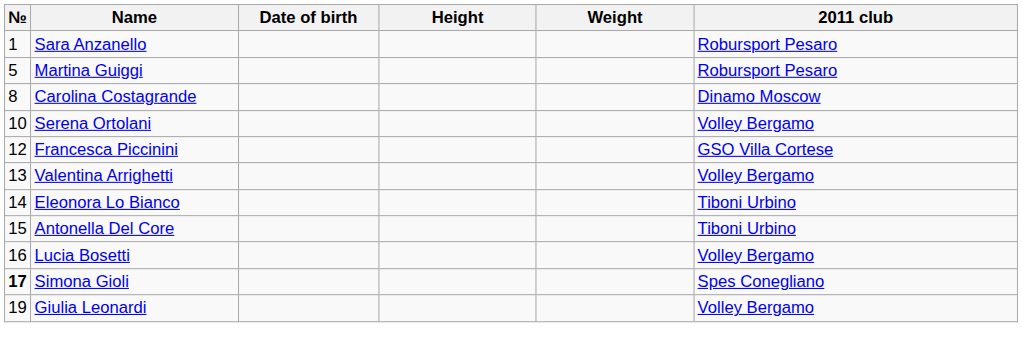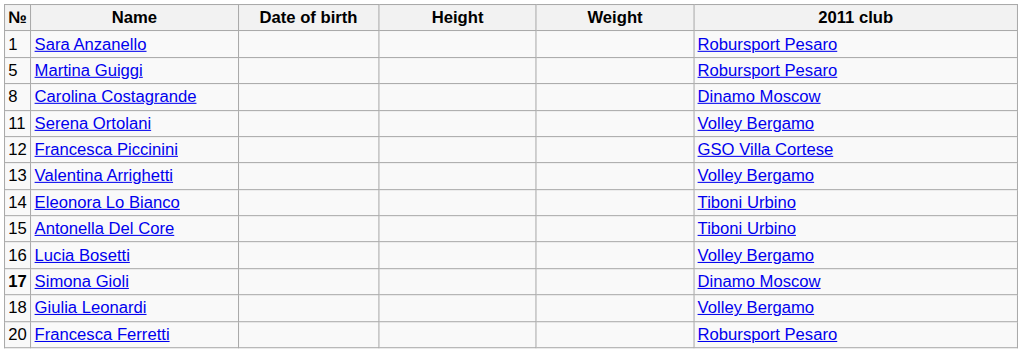(18, 123) 10 -> (17, 123) 11
(761, 281) Spes Conegliano -> (759, 281) Dinamo Moscow
(18, 307) 19 -> (18, 307) 18
+ row: (102, 334)
